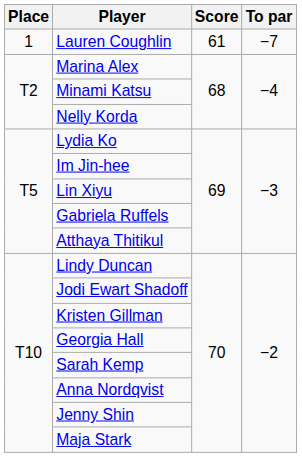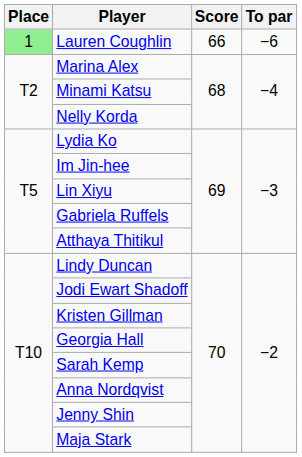(29, 41) no background -> (29, 41) lightgreen background
(217, 41) 61 -> (217, 41) 66
(269, 41) −7 -> (269, 41) −6
